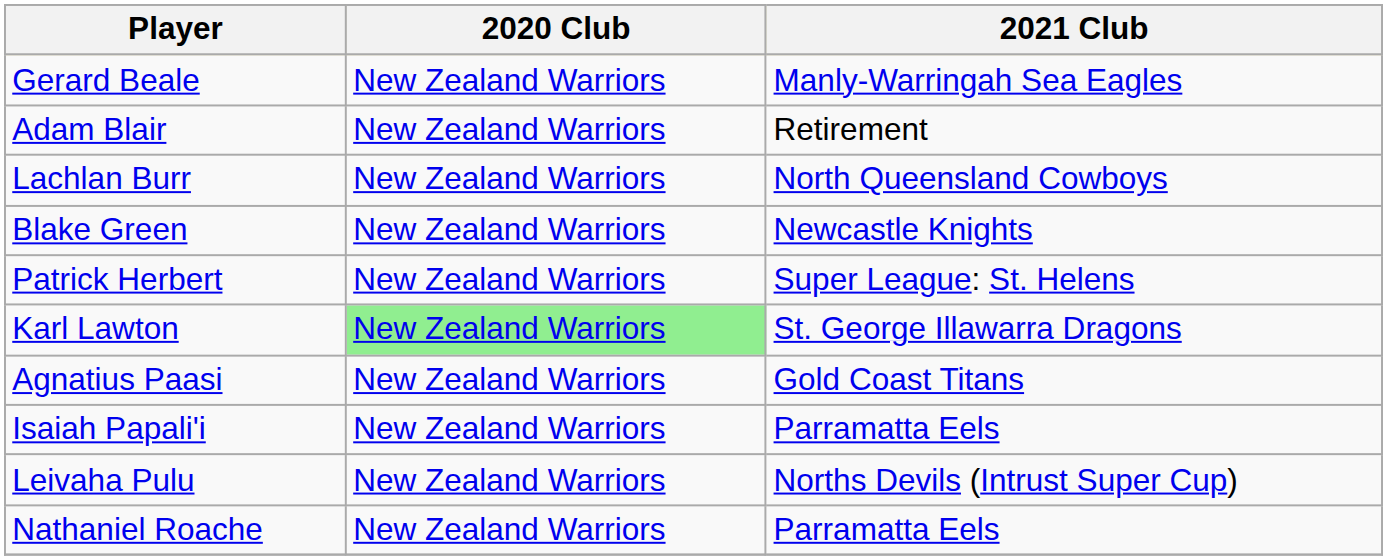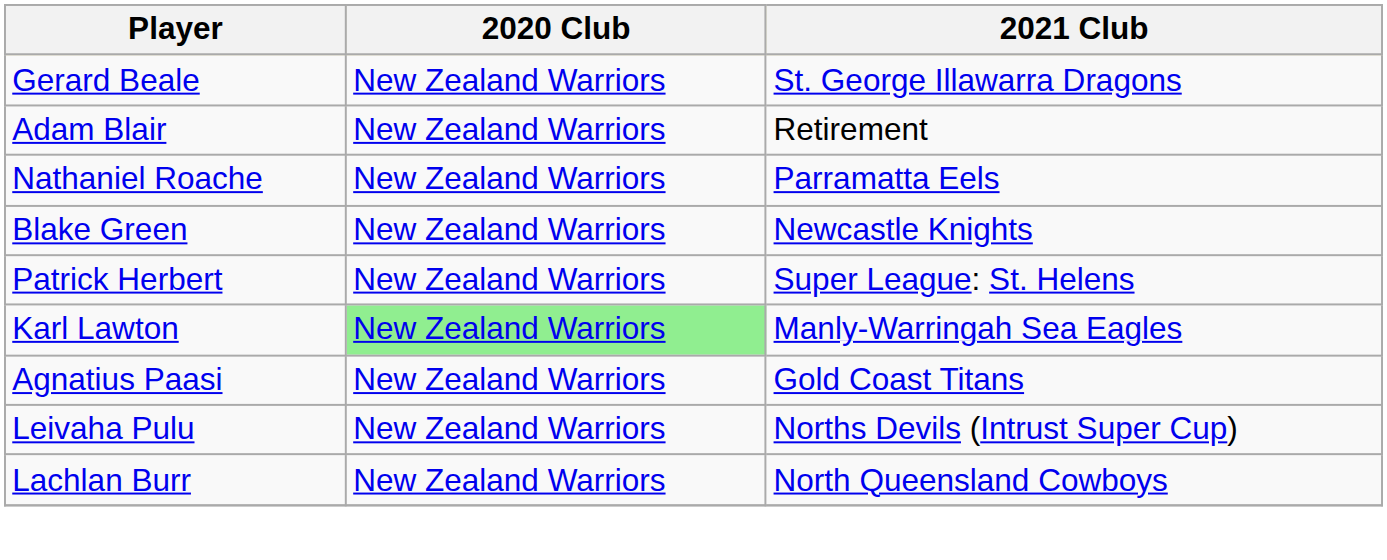(978, 79) Manly-Warringah Sea Eagles -> (978, 79) St. George Illawarra Dragons
rows swapped: (102, 179) <-> (138, 529)
(978, 329) St. George Illawarra Dragons -> (978, 329) Manly-Warringah Sea Eagles
- row: (109, 429)
